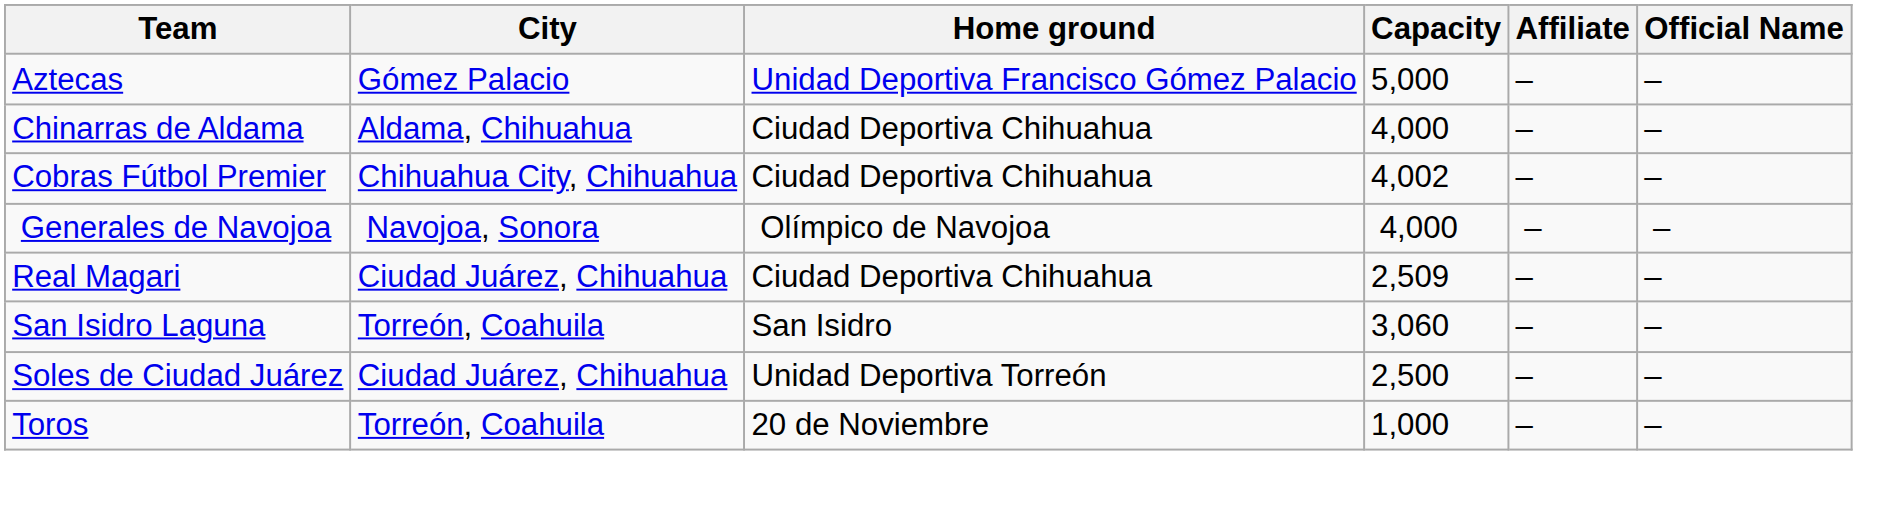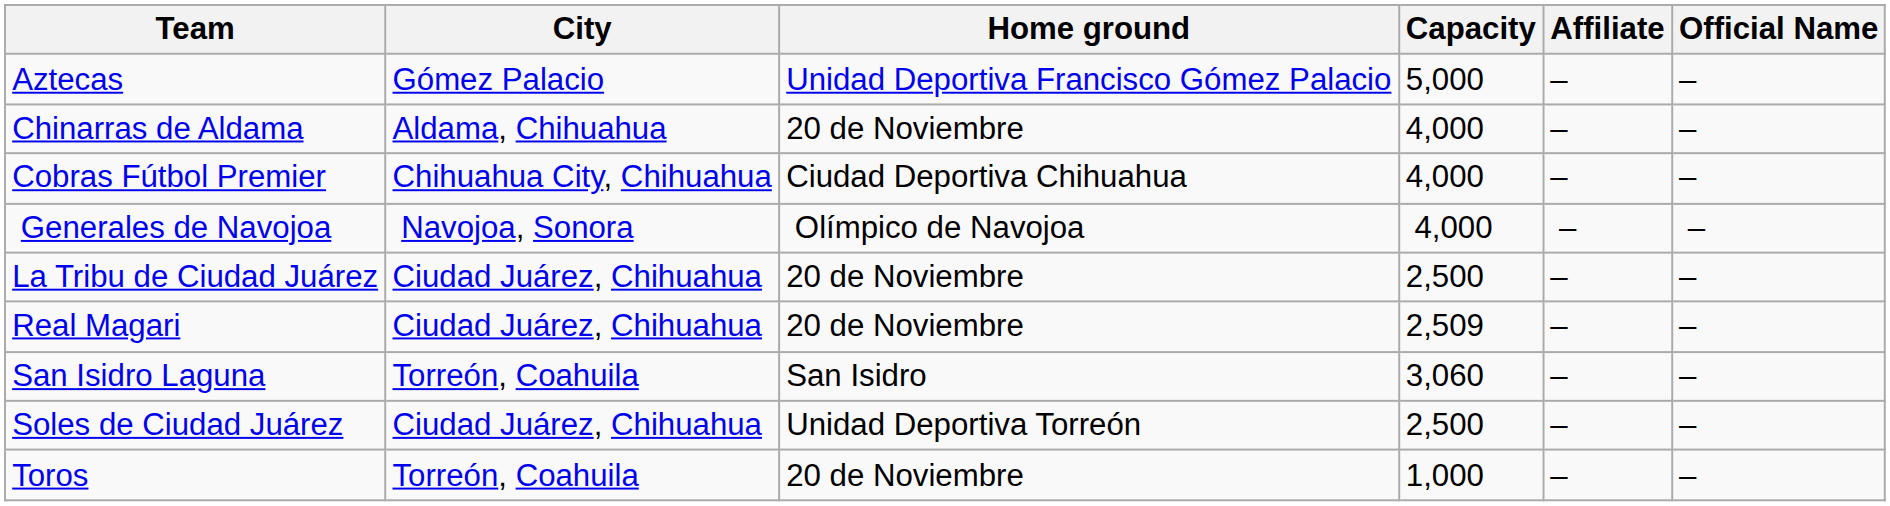(952, 128) Ciudad Deportiva Chihuahua -> (905, 128) 20 de Noviembre
(1410, 177) 4,002 -> (1445, 177) 4,000
+ row: (195, 276)
(952, 276) Ciudad Deportiva Chihuahua -> (905, 326) 20 de Noviembre
